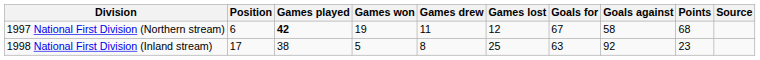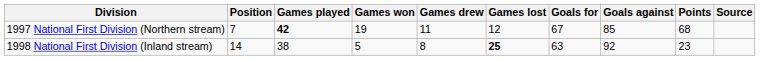(233, 30) 6 -> (233, 30) 7
(609, 30) 58 -> (609, 30) 85
(236, 47) 17 -> (236, 47) 14
(494, 47) normal -> (494, 47) bold
